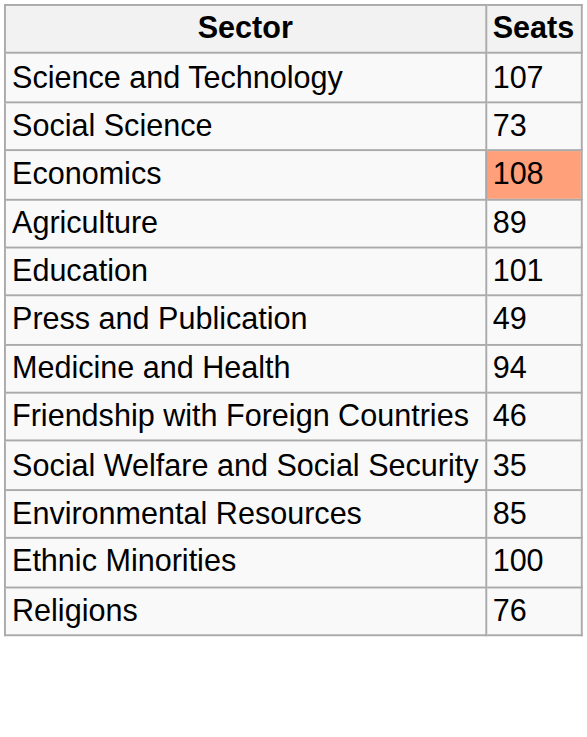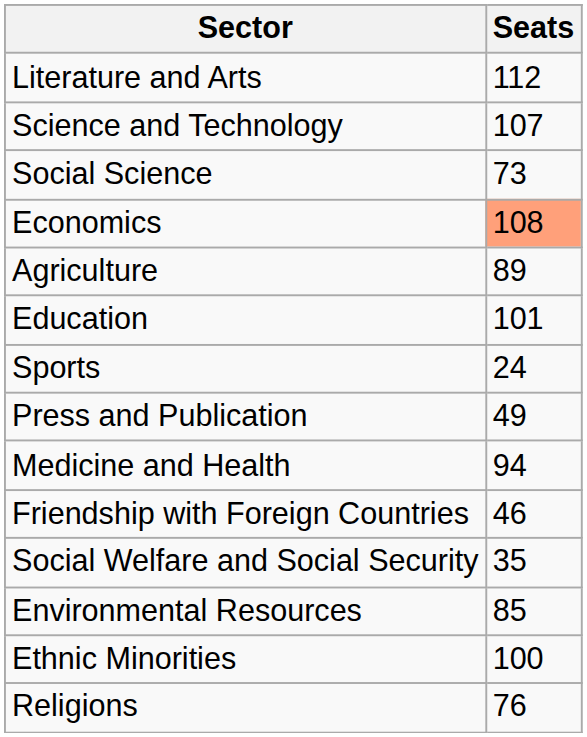+ row: (137, 77)
+ row: (56, 367)
